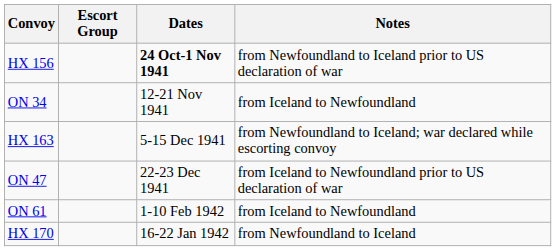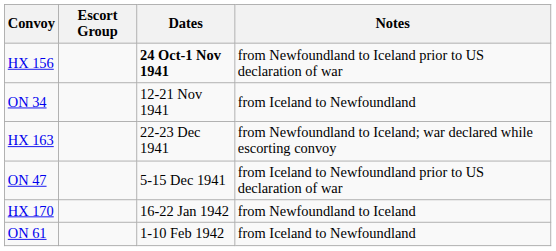(183, 141) 5-15 Dec 1941 -> (170, 141) 22-23 Dec 1941
(170, 180) 22-23 Dec 1941 -> (183, 180) 5-15 Dec 1941
rows swapped: (31, 233) <-> (27, 211)
